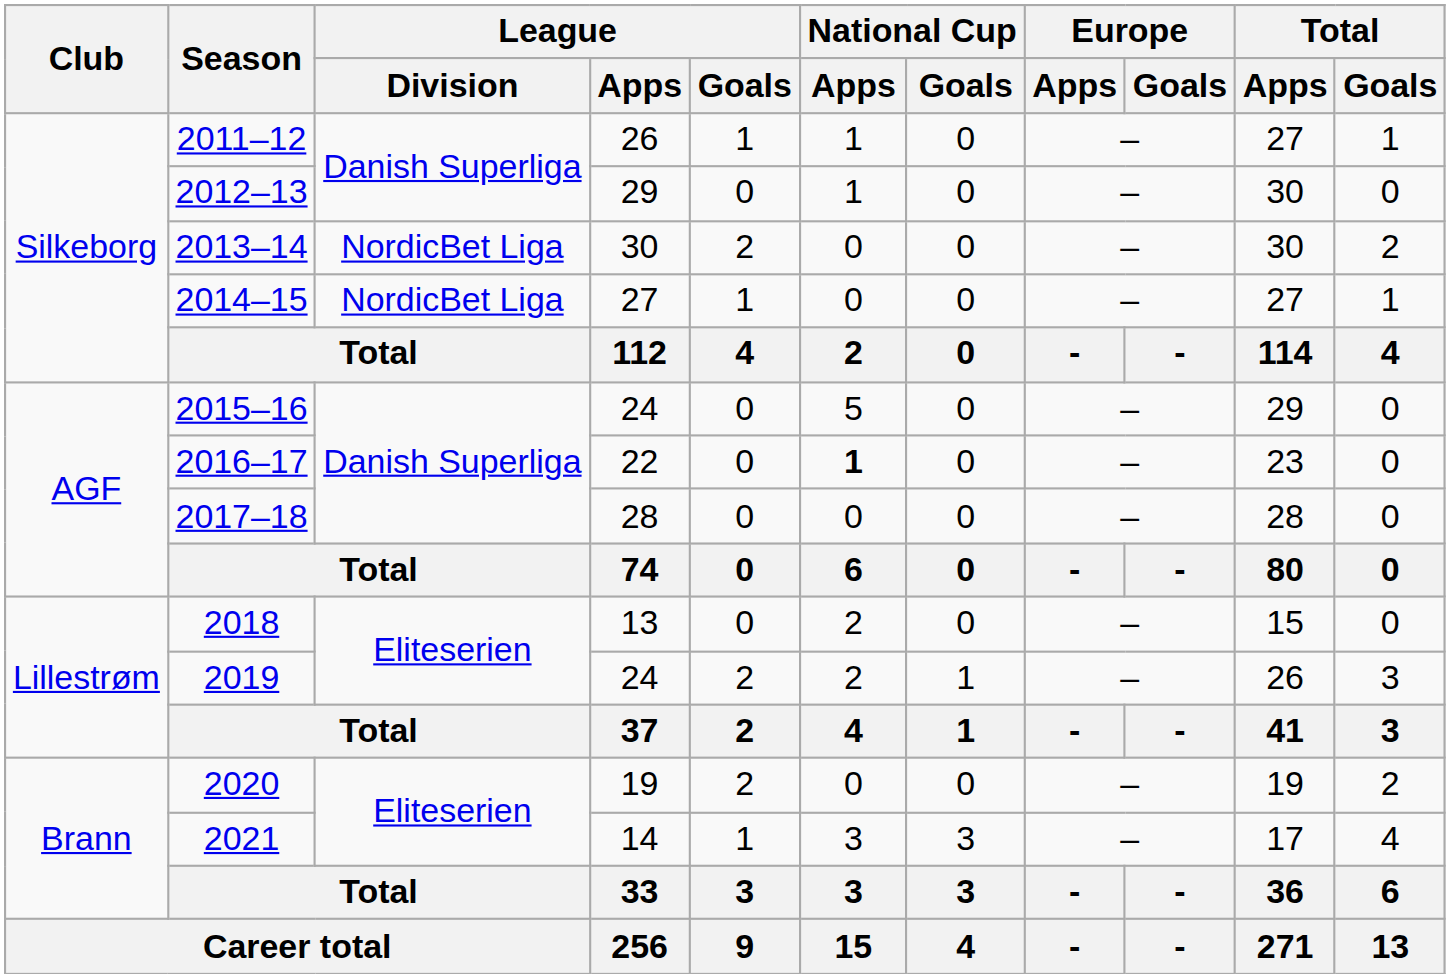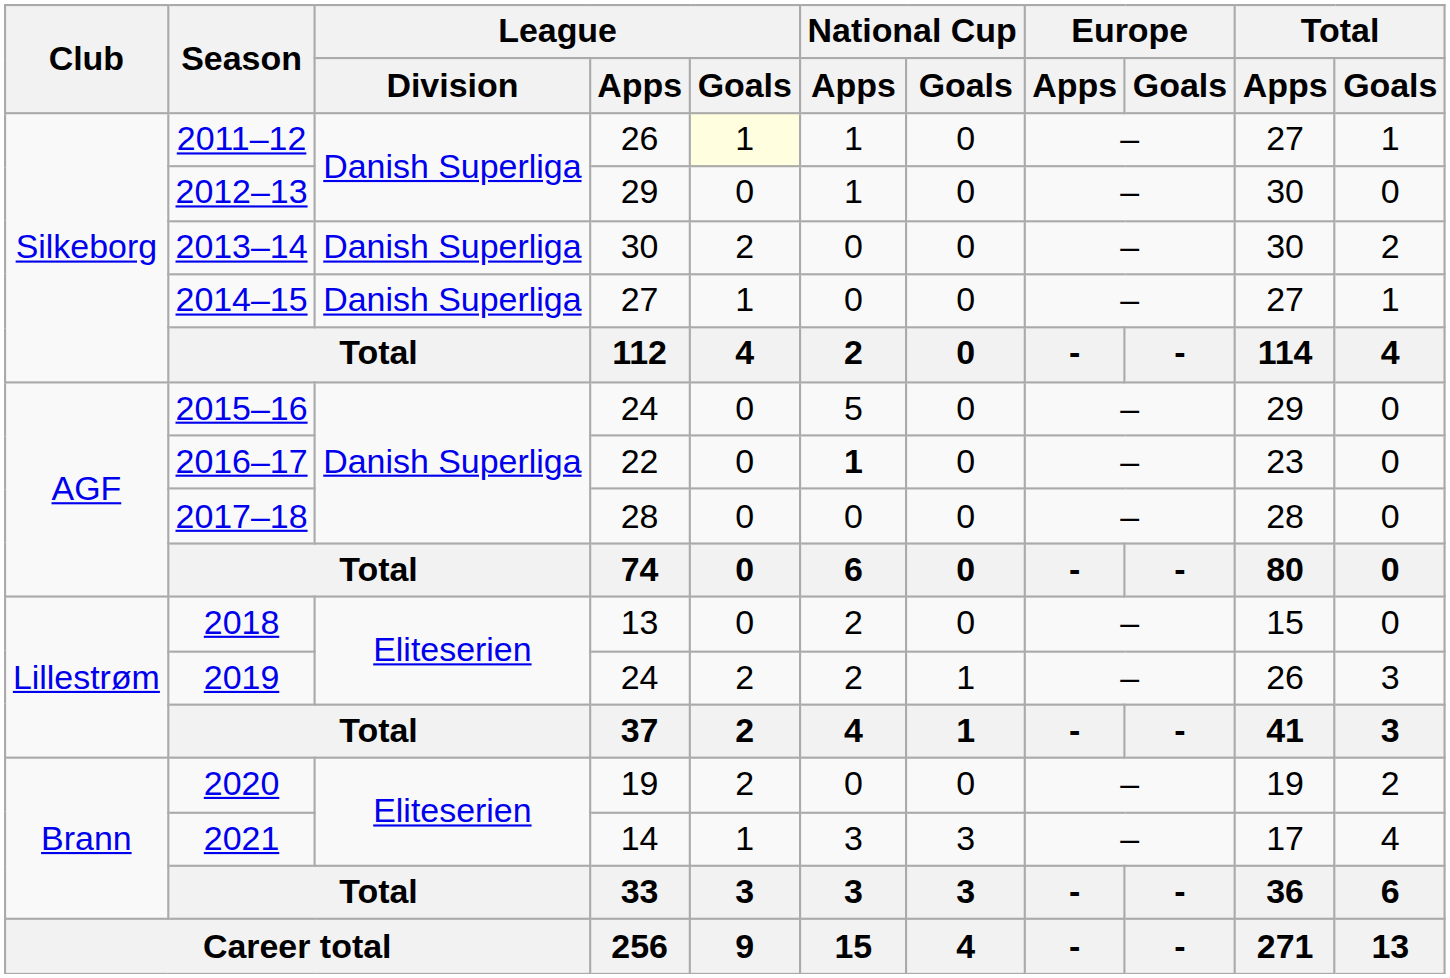(745, 138) no background -> (745, 138) lightyellow background
(452, 246) NordicBet Liga -> (452, 246) Danish Superliga
(452, 300) NordicBet Liga -> (452, 300) Danish Superliga
